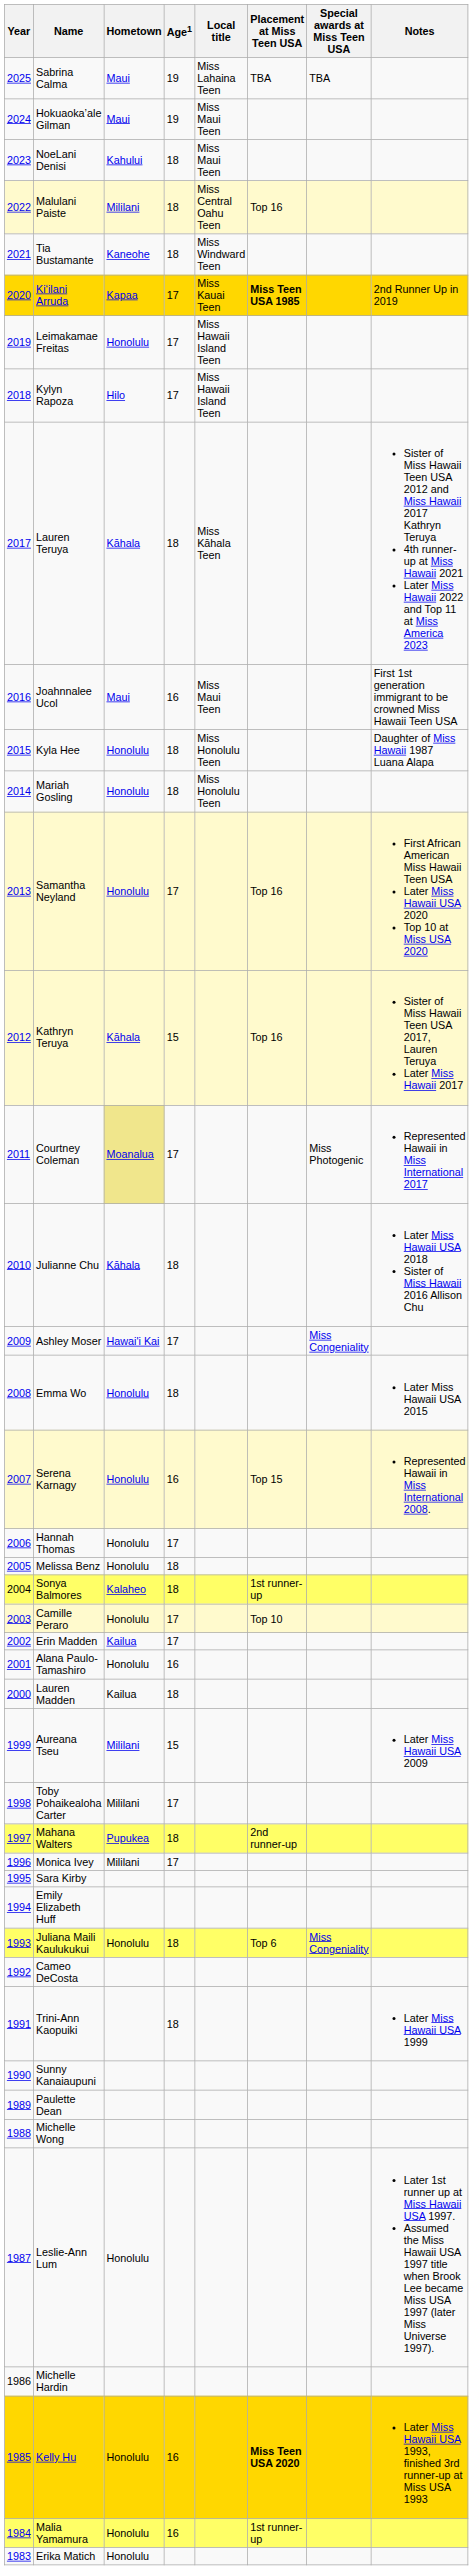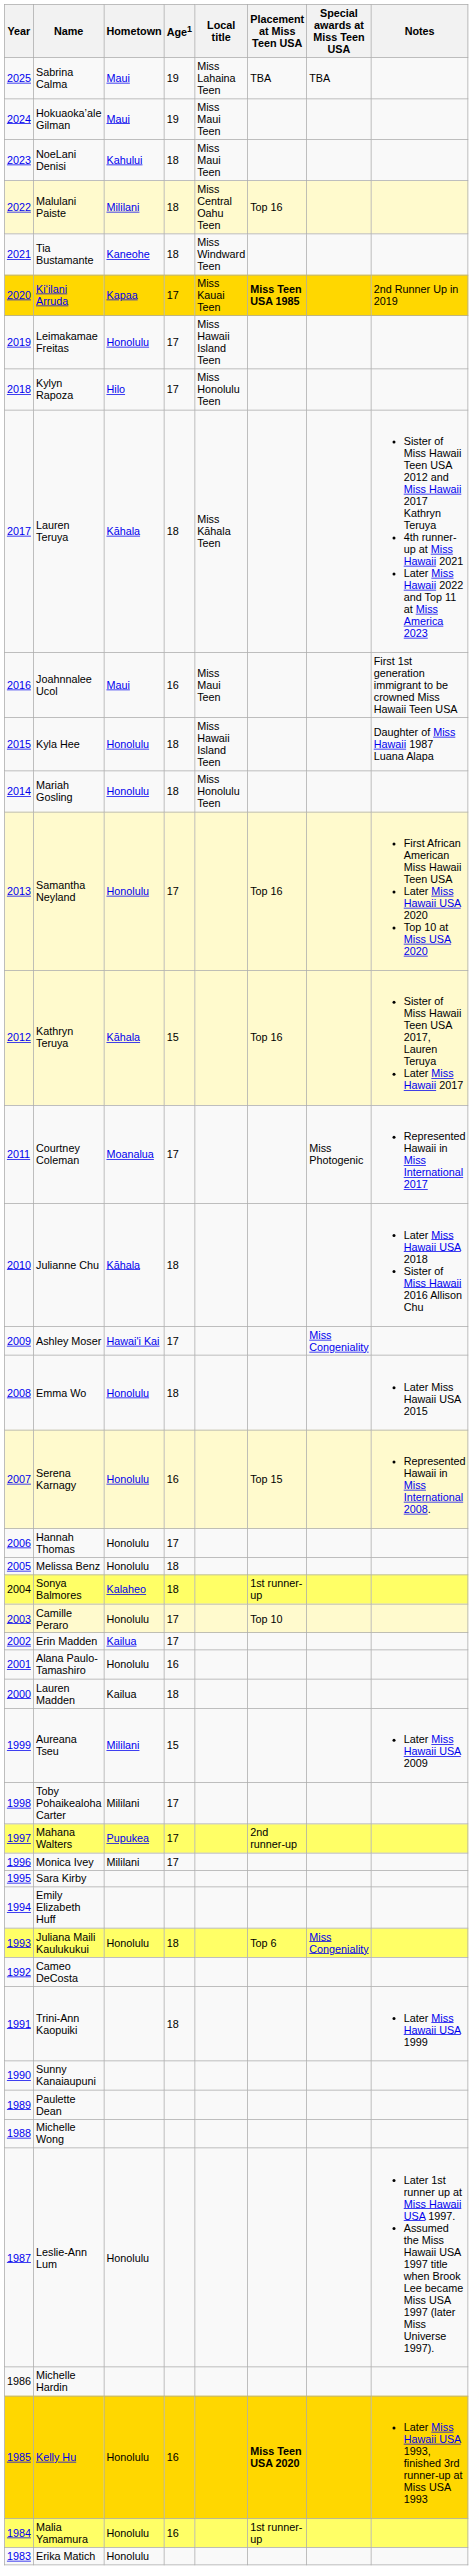(213, 396) Miss Hawaii Island Teen -> (218, 390) Miss Honolulu Teen
(218, 751) Miss Honolulu Teen -> (213, 745) Miss Hawaii Island Teen
(130, 1155) khaki background -> (130, 1155) no background
(173, 1839) 18 -> (173, 1839) 17
